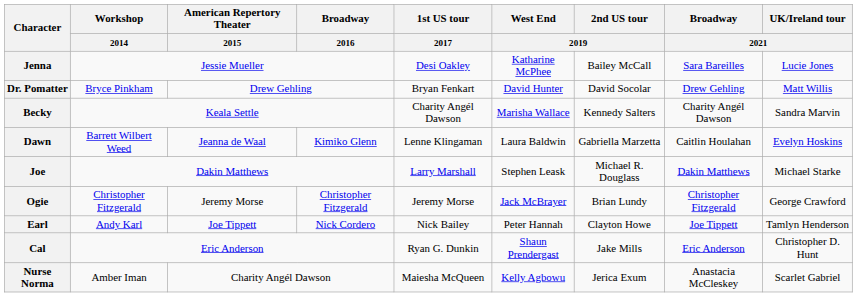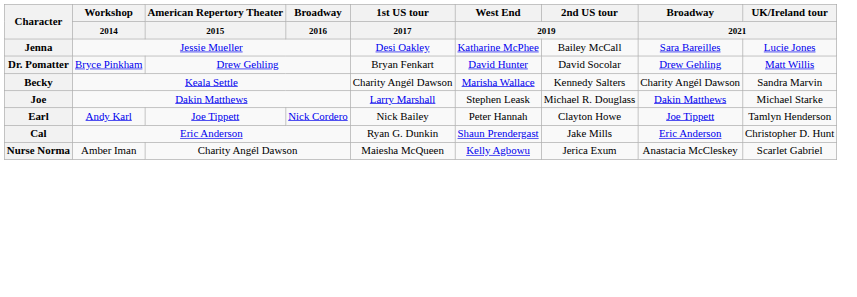- row: (37, 142)
- row: (37, 201)
